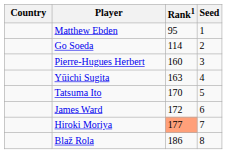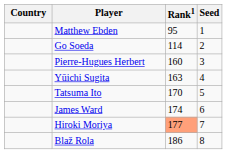(175, 109) 172 -> (175, 109) 174
